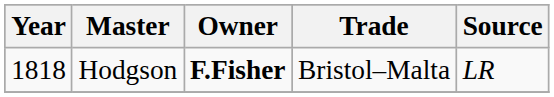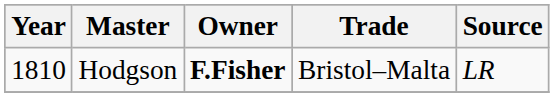(39, 69) 1818 -> (39, 69) 1810
